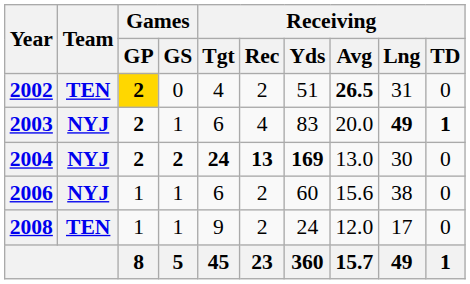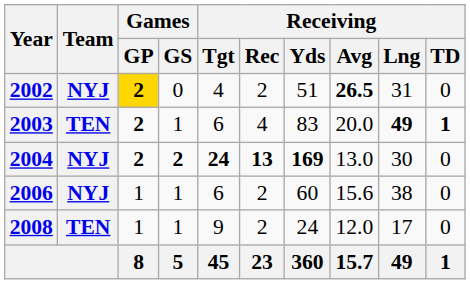(88, 90) TEN -> (88, 90) NYJ
(88, 124) NYJ -> (88, 124) TEN
